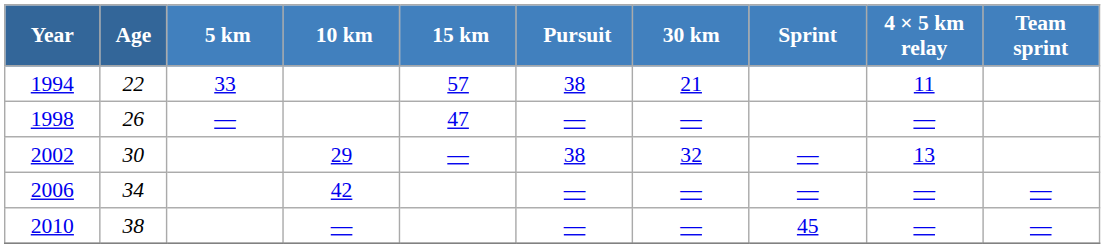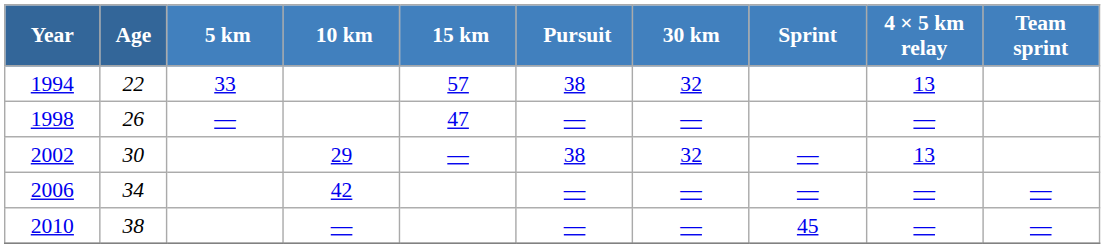(691, 83) 21 -> (691, 83) 32
(924, 83) 11 -> (924, 83) 13
